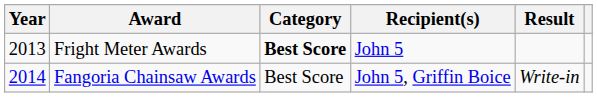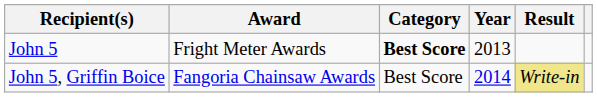columns swapped: (27, 19) <-> (433, 19)
(549, 77) no background -> (549, 77) khaki background
